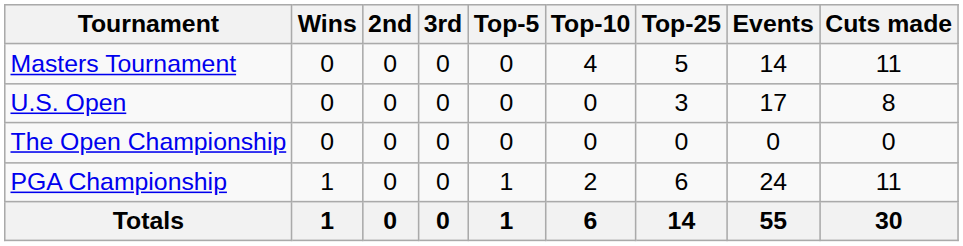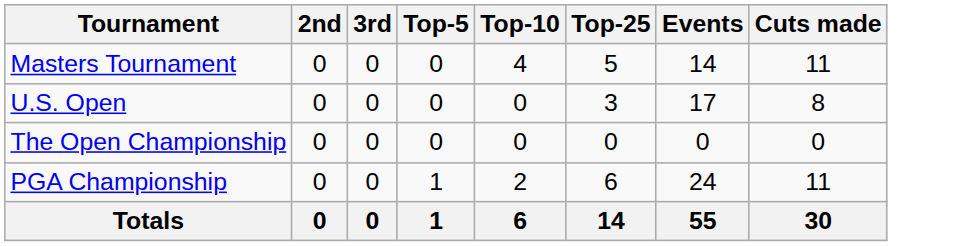- column: (327, 24)
